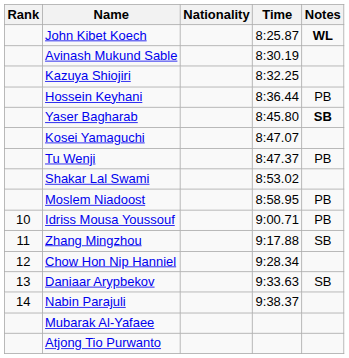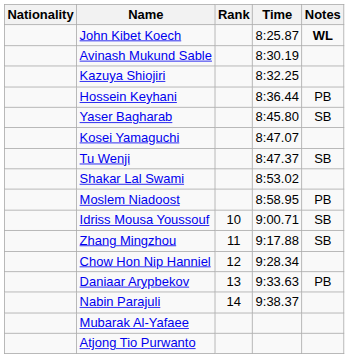columns swapped: (23, 14) <-> (216, 14)
(323, 117) bold -> (323, 117) normal
(323, 158) PB -> (323, 158) SB
(323, 220) PB -> (323, 220) SB
(323, 281) SB -> (323, 281) PB
